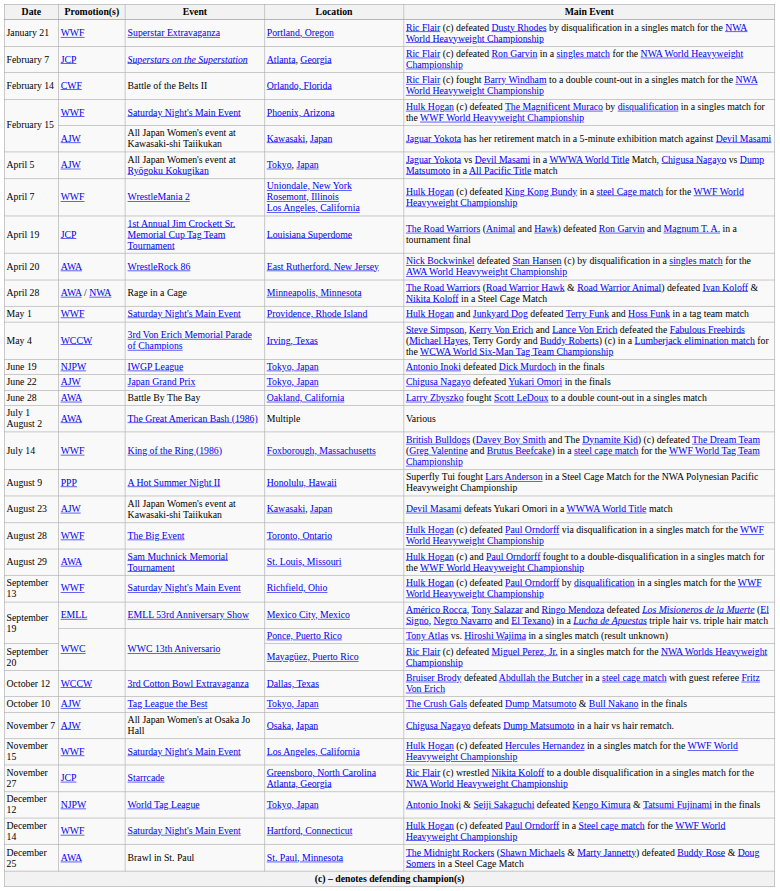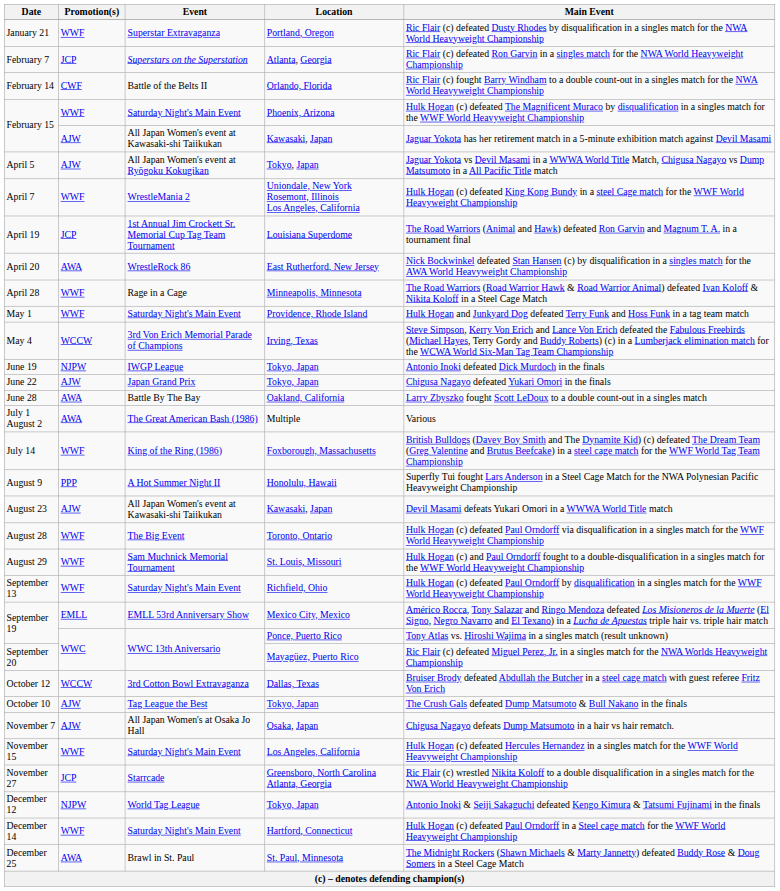(86, 293) AWA / NWA -> (73, 293) WWF
(71, 562) AWA -> (73, 562) WWF
